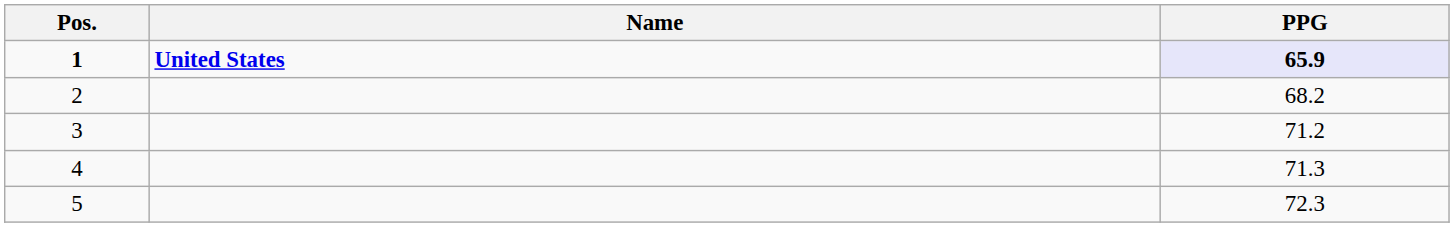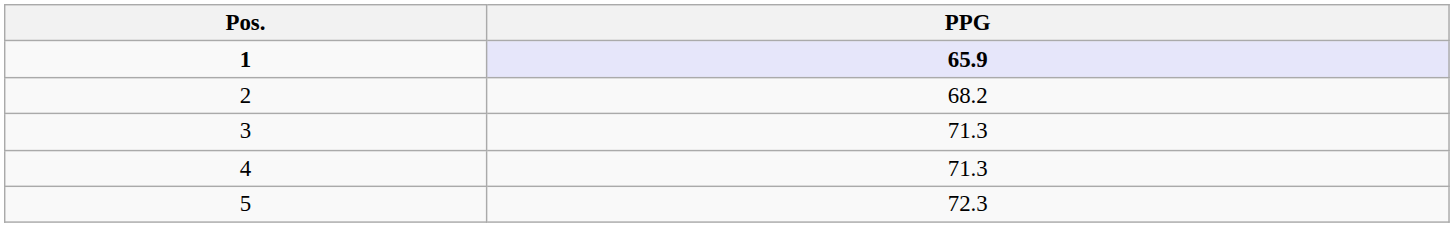- column: (655, 22)
(1305, 131) 71.2 -> (968, 131) 71.3
